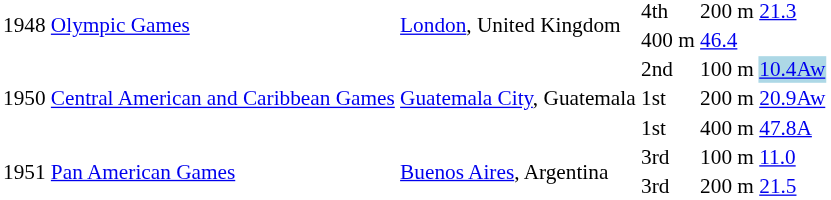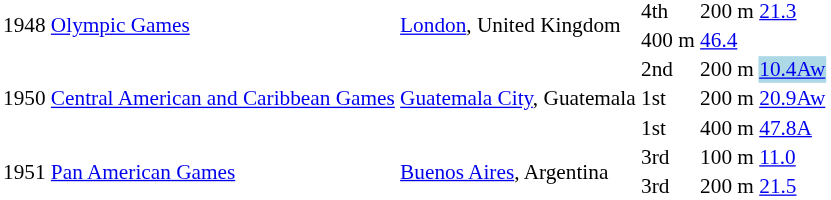(727, 69) 100 m -> (727, 69) 200 m
